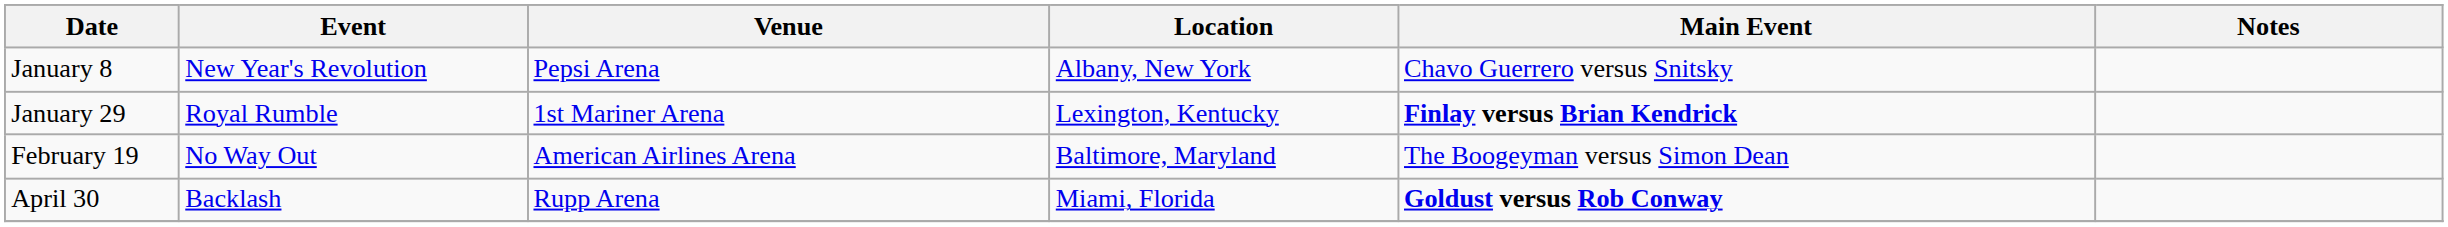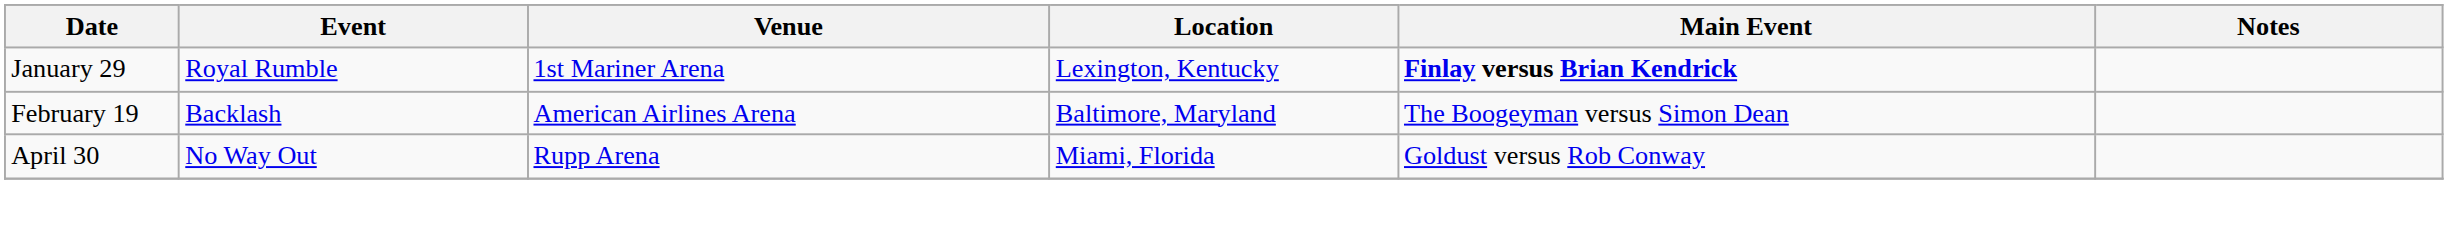- row: (62, 69)
(251, 155) No Way Out -> (233, 112) Backlash
(233, 198) Backlash -> (251, 155) No Way Out
(1563, 198) bold -> (1555, 155) normal
